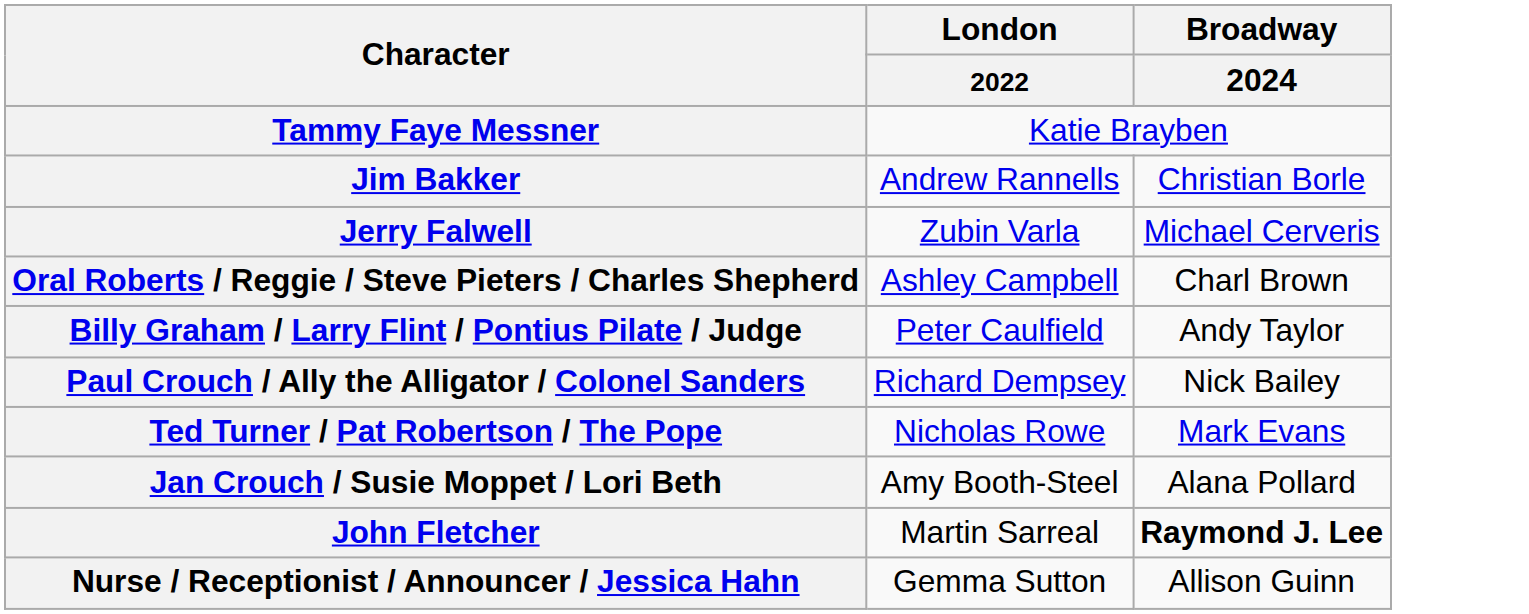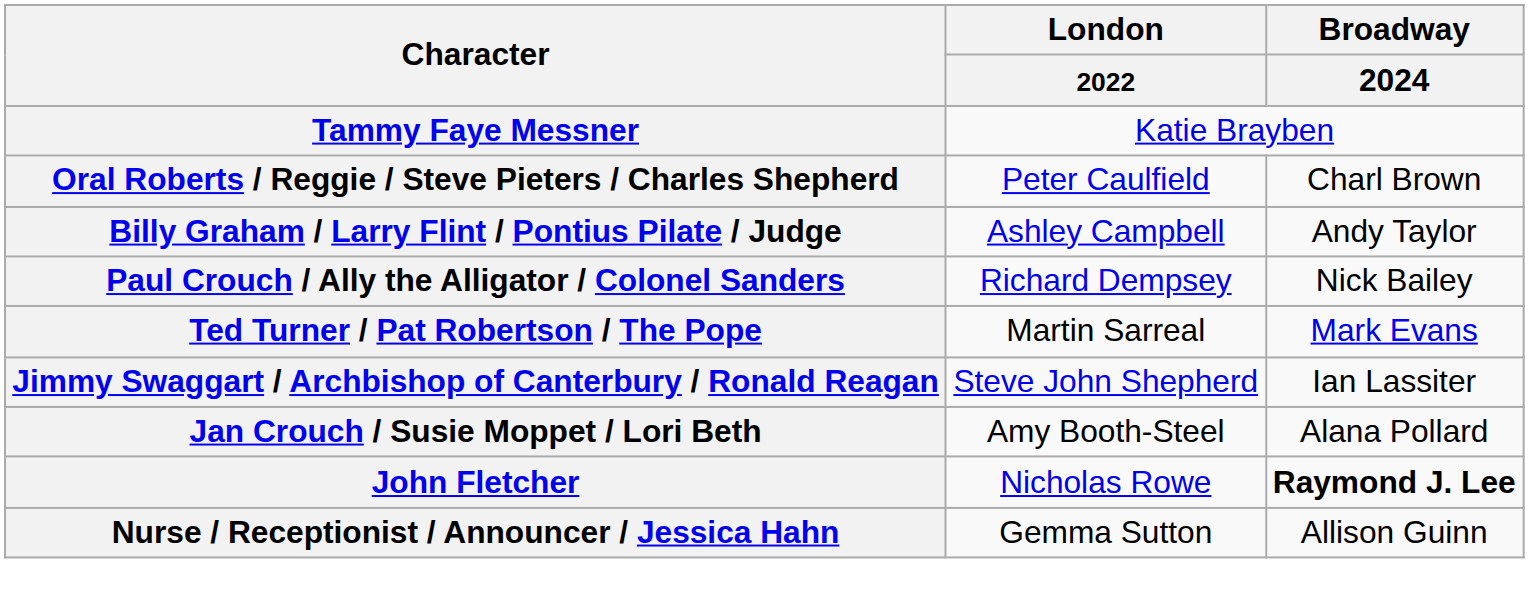- row: (436, 180)
- row: (436, 230)
(1000, 280) Ashley Campbell -> (1106, 180) Peter Caulfield
(1000, 331) Peter Caulfield -> (1106, 230) Ashley Campbell
(1000, 431) Nicholas Rowe -> (1106, 331) Martin Sarreal
+ row: (476, 381)
(1000, 532) Martin Sarreal -> (1106, 481) Nicholas Rowe
